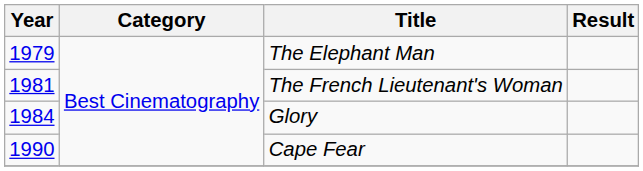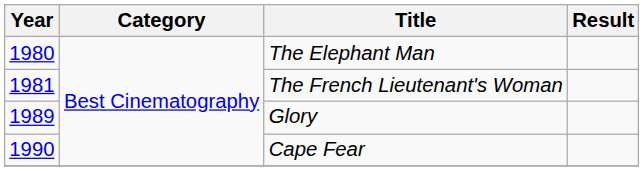(32, 52) 1979 -> (32, 52) 1980
(32, 117) 1984 -> (32, 117) 1989
